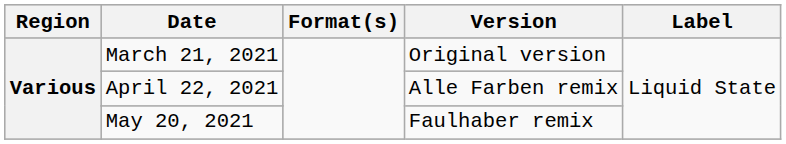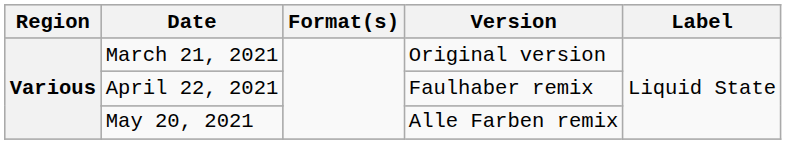(514, 88) Alle Farben remix -> (501, 88) Faulhaber remix
(501, 122) Faulhaber remix -> (514, 122) Alle Farben remix
